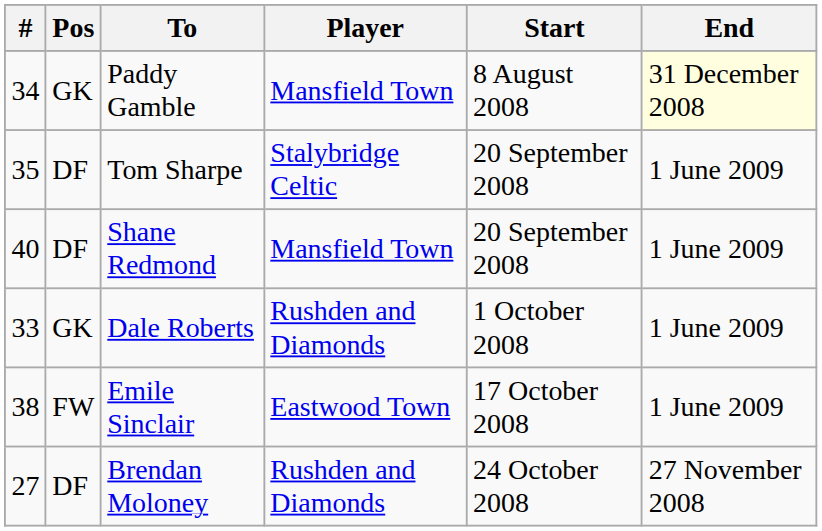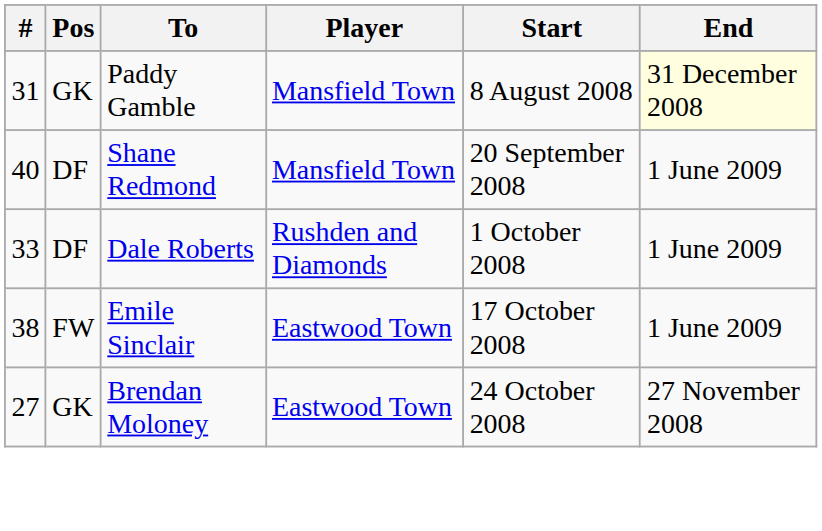(25, 90) 34 -> (25, 90) 31
- row: (175, 169)
(73, 328) GK -> (70, 248) DF
(70, 486) DF -> (73, 407) GK
(343, 486) Rushden and Diamonds -> (362, 407) Eastwood Town
